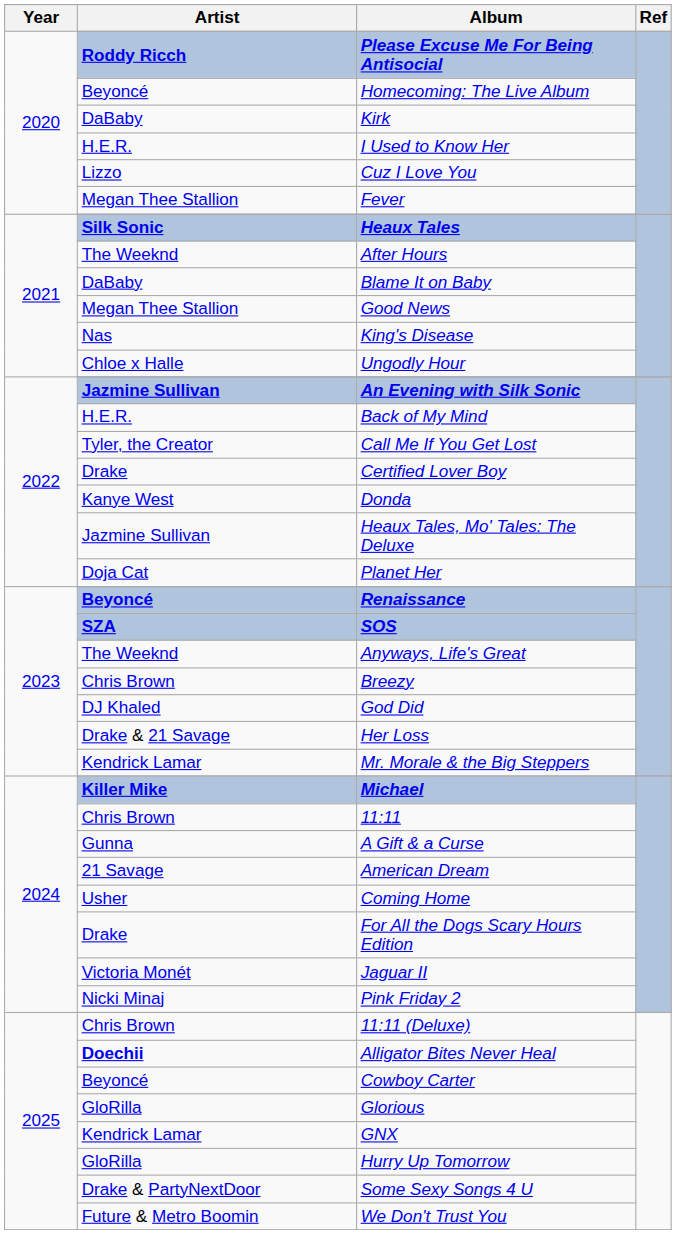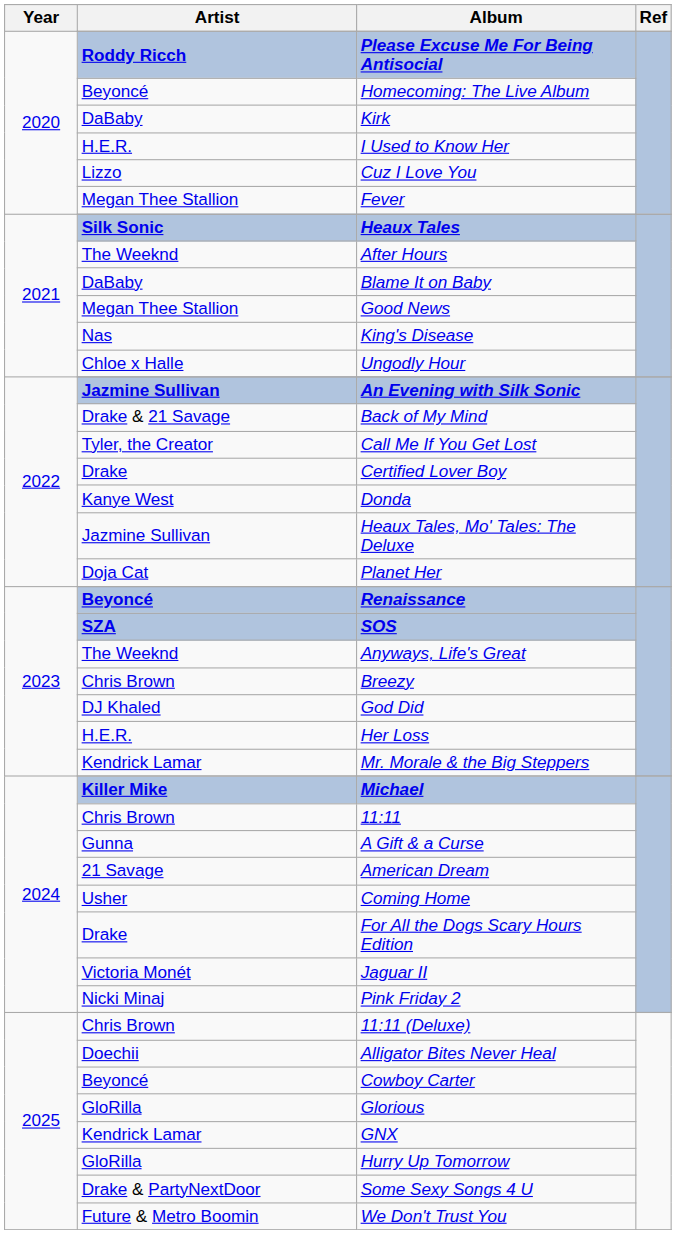(107, 417) H.E.R. -> (156, 417) Drake & 21 Savage
(156, 735) Drake & 21 Savage -> (107, 735) H.E.R.
(113, 1053) bold -> (110, 1053) normal
